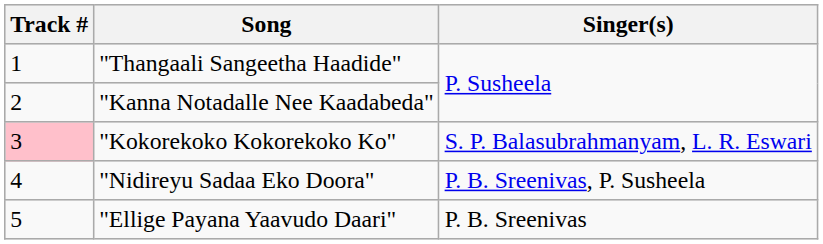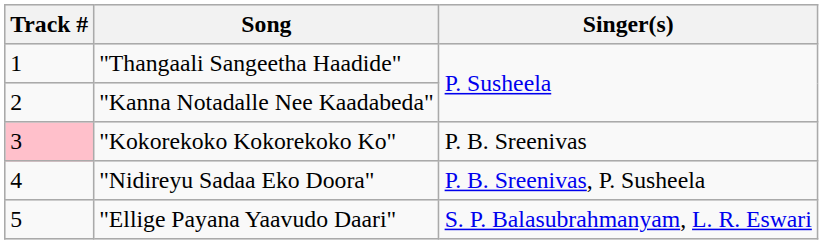(628, 141) S. P. Balasubrahmanyam, L. R. Eswari -> (516, 141) P. B. Sreenivas
(516, 219) P. B. Sreenivas -> (628, 219) S. P. Balasubrahmanyam, L. R. Eswari
